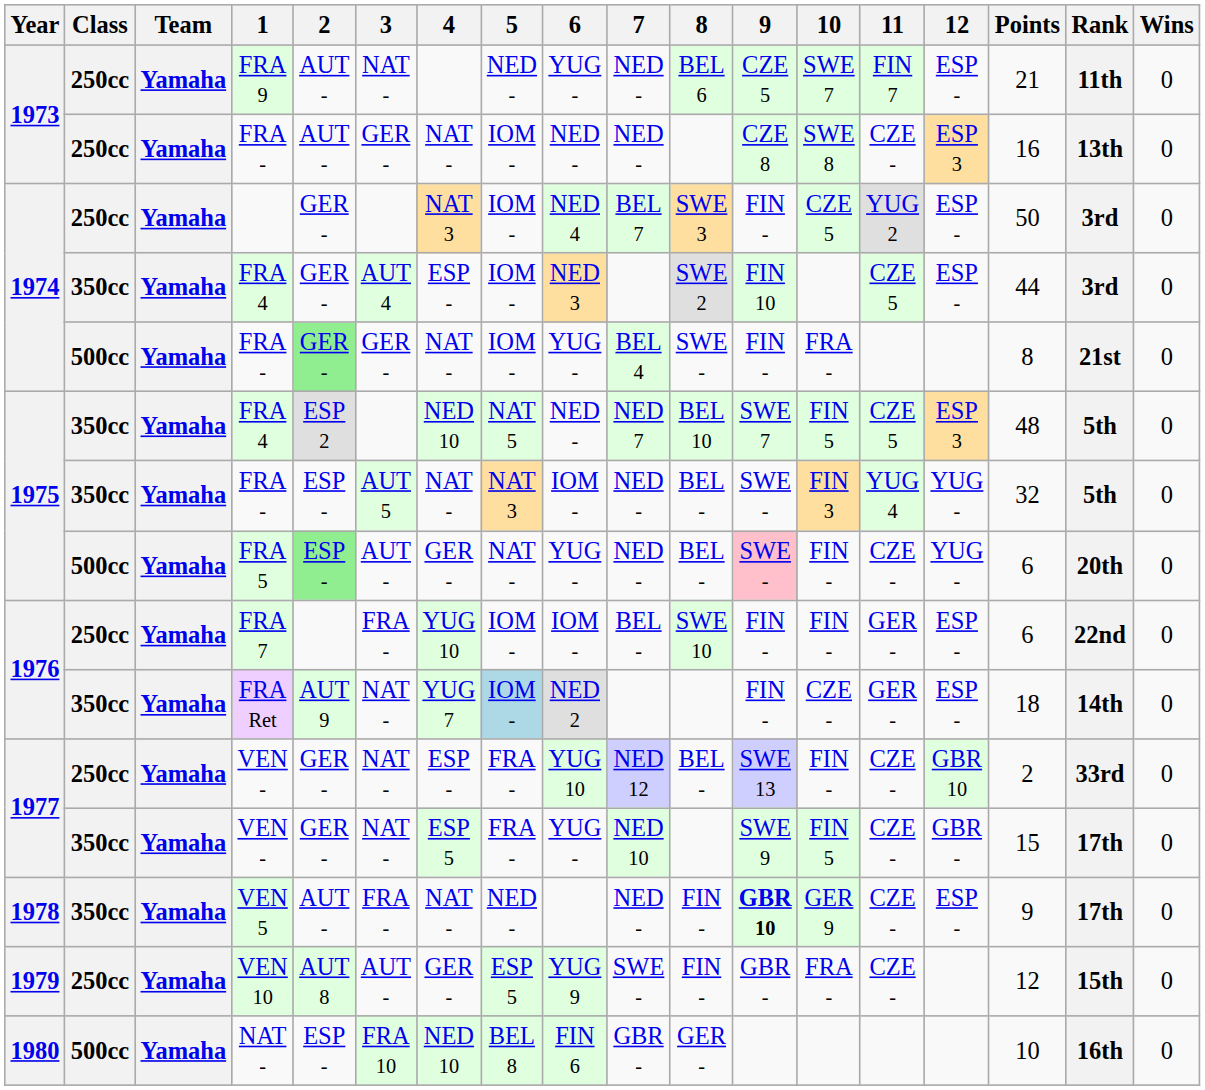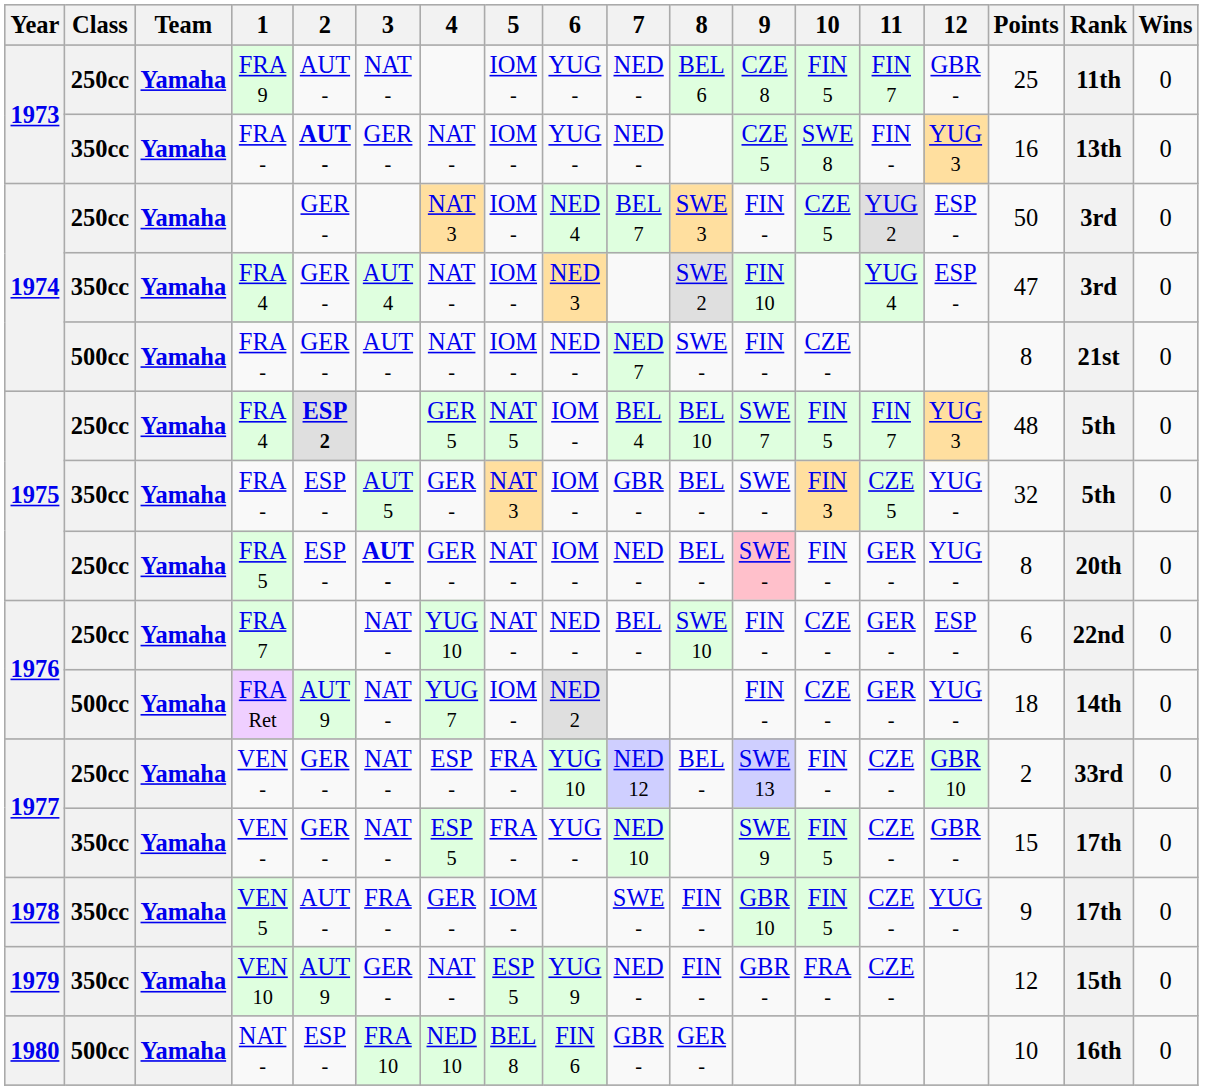(512, 79) NED - -> (513, 79) IOM -
(765, 79) CZE 5 -> (765, 79) CZE 8
(829, 79) SWE 7 -> (828, 79) FIN 5
(957, 79) ESP - -> (956, 79) GBR -
(1027, 79) 21 -> (1026, 79) 25
(100, 149) 250cc -> (100, 149) 350cc
(324, 149) normal -> (325, 149) bold
(575, 149) NED - -> (575, 149) YUG -
(765, 149) CZE 8 -> (765, 149) CZE 5
(893, 149) CZE - -> (891, 149) FIN -
(957, 149) ESP 3 -> (956, 149) YUG 3
(449, 287) ESP - -> (452, 287) NAT -
(893, 287) CZE 5 -> (891, 287) YUG 4
(1027, 287) 44 -> (1026, 287) 47
(324, 357) lightgreen background -> (325, 357) no background
(386, 357) GER - -> (388, 357) AUT -
(575, 357) YUG - -> (575, 357) NED -
(639, 357) BEL 4 -> (639, 357) NED 7
(829, 357) FRA - -> (828, 357) CZE -
(100, 426) 350cc -> (100, 426) 250cc
(324, 426) normal -> (325, 426) bold
(449, 426) NED 10 -> (452, 426) GER 5
(575, 426) NED - -> (575, 426) IOM -
(639, 426) NED 7 -> (639, 426) BEL 4
(893, 426) CZE 5 -> (891, 426) FIN 7
(957, 426) ESP 3 -> (956, 426) YUG 3
(449, 495) NAT - -> (452, 495) GER -
(639, 495) NED - -> (639, 495) GBR -
(893, 495) YUG 4 -> (891, 495) CZE 5
(100, 565) 500cc -> (100, 565) 250cc
(324, 565) lightgreen background -> (325, 565) no background
(386, 565) normal -> (388, 565) bold
(575, 565) YUG - -> (575, 565) IOM -
(893, 565) CZE - -> (891, 565) GER -
(1027, 565) 6 -> (1026, 565) 8
(386, 634) FRA - -> (388, 634) NAT -
(512, 634) IOM - -> (513, 634) NAT -
(575, 634) IOM - -> (575, 634) NED -
(829, 634) FIN - -> (828, 634) CZE -
(100, 703) 350cc -> (100, 703) 500cc
(512, 703) lightblue background -> (513, 703) no background
(957, 703) ESP - -> (956, 703) YUG -
(449, 911) NAT - -> (452, 911) GER -
(512, 911) NED - -> (513, 911) IOM -
(639, 911) NED - -> (639, 911) SWE -
(765, 911) bold -> (765, 911) normal
(829, 911) GER 9 -> (828, 911) FIN 5
(957, 911) ESP - -> (956, 911) YUG -
(100, 981) 250cc -> (100, 981) 350cc
(324, 981) AUT 8 -> (325, 981) AUT 9
(386, 981) AUT - -> (388, 981) GER -
(449, 981) GER - -> (452, 981) NAT -
(639, 981) SWE - -> (639, 981) NED -
